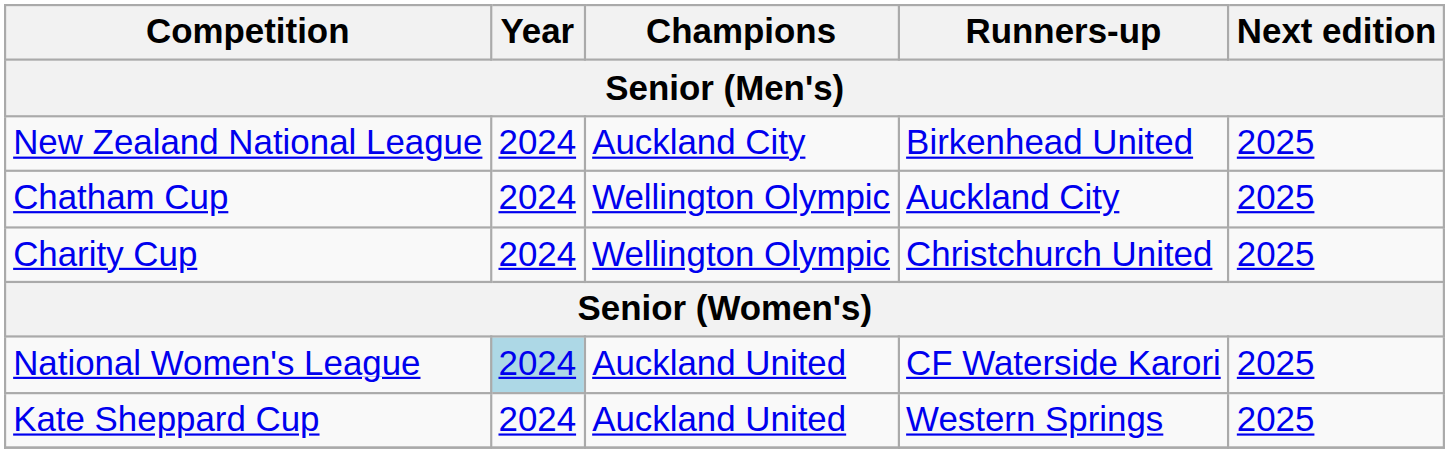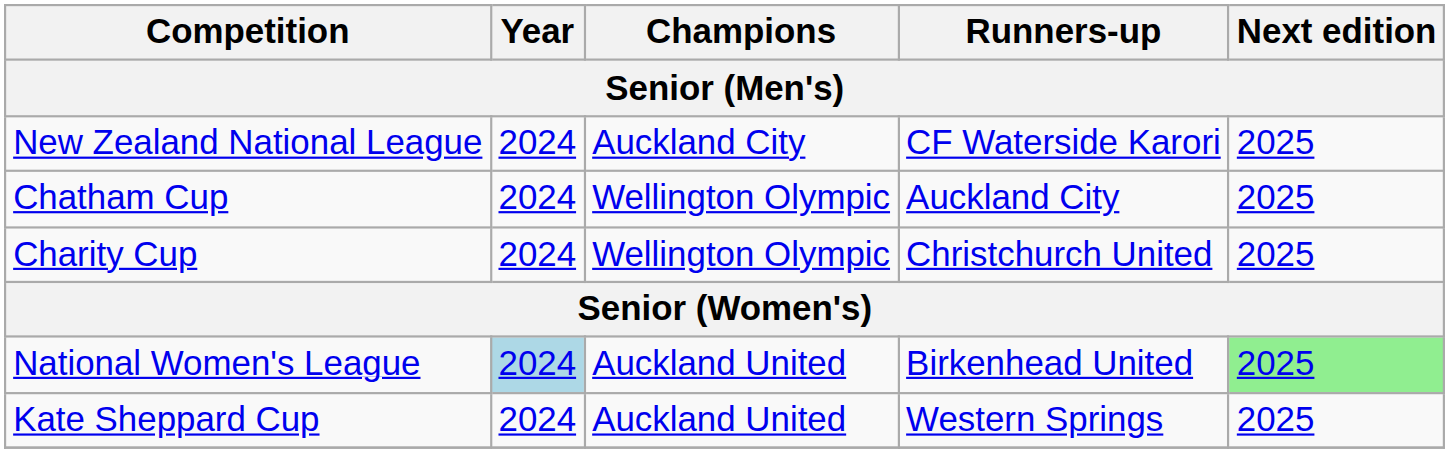(1050, 142) Birkenhead United -> (1063, 142) CF Waterside Karori
(1063, 364) CF Waterside Karori -> (1050, 364) Birkenhead United
(1276, 364) no background -> (1276, 364) lightgreen background
